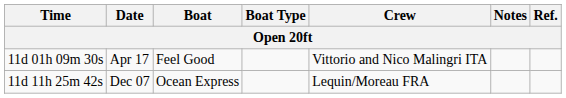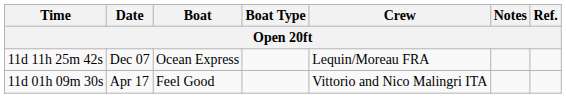rows swapped: (56, 59) <-> (55, 81)
